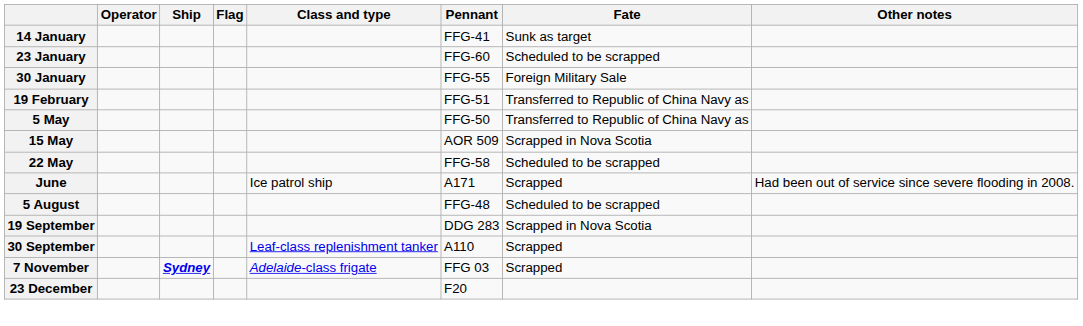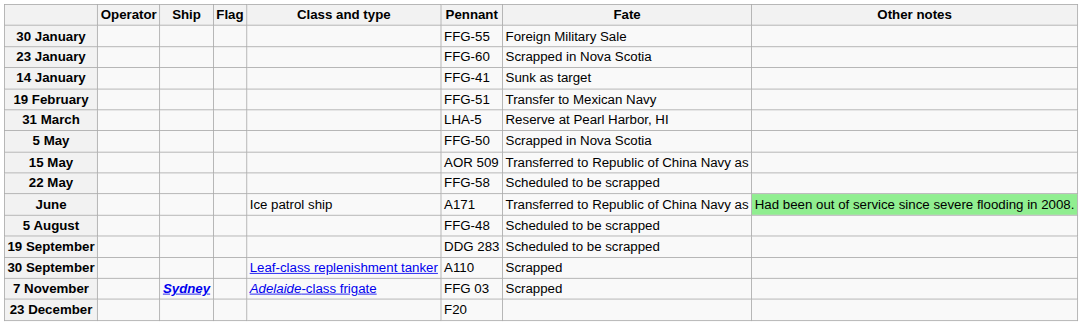rows swapped: (51, 36) <-> (51, 78)
(583, 57) Scheduled to be scrapped -> (579, 57) Scrapped in Nova Scotia
(627, 99) Transferred to Republic of China Navy as -> (581, 99) Transfer to Mexican Navy
+ row: (51, 120)
(627, 120) Transferred to Republic of China Navy as -> (579, 141) Scrapped in Nova Scotia
(579, 141) Scrapped in Nova Scotia -> (627, 162) Transferred to Republic of China Navy as
(534, 183) Scrapped -> (627, 204) Transferred to Republic of China Navy as
(915, 183) no background -> (915, 204) lightgreen background
(579, 225) Scrapped in Nova Scotia -> (583, 246) Scheduled to be scrapped
